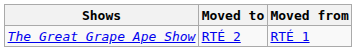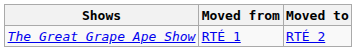columns swapped: (310, 15) <-> (233, 15)
